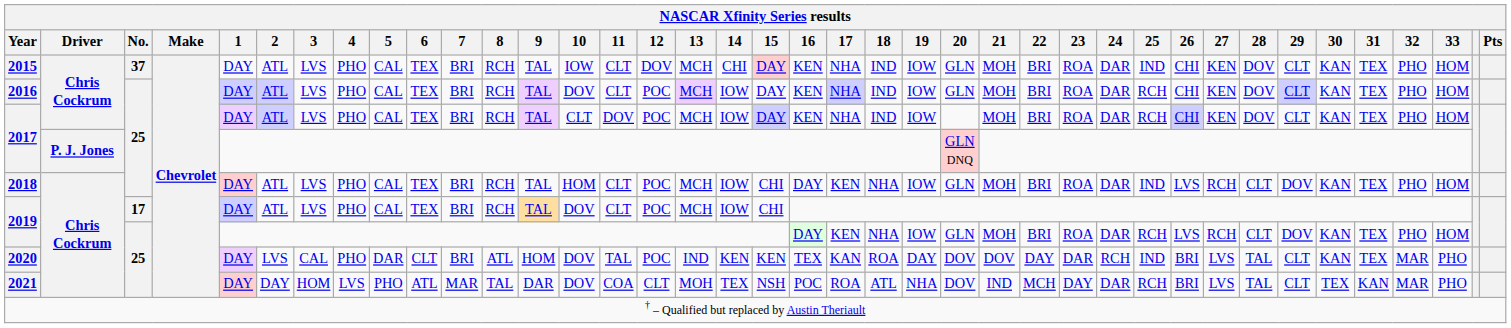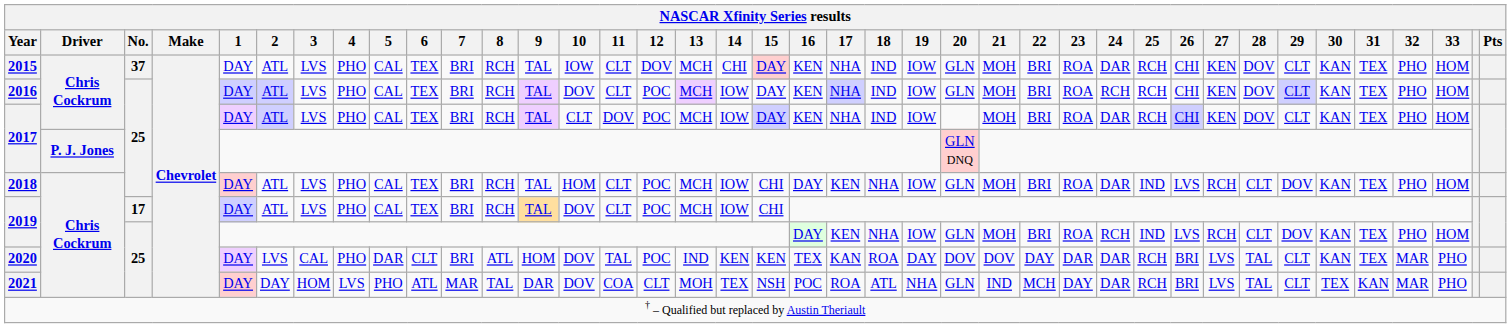(1152, 66) IND -> (1152, 66) RCH
(1115, 91) DAR -> (1115, 91) RCH
(1115, 234) DAR -> (1115, 234) RCH
(1152, 234) RCH -> (1152, 234) IND
(1115, 259) RCH -> (1115, 259) DAR
(1152, 259) IND -> (1152, 259) RCH
(960, 284) DOV -> (960, 284) GLN
